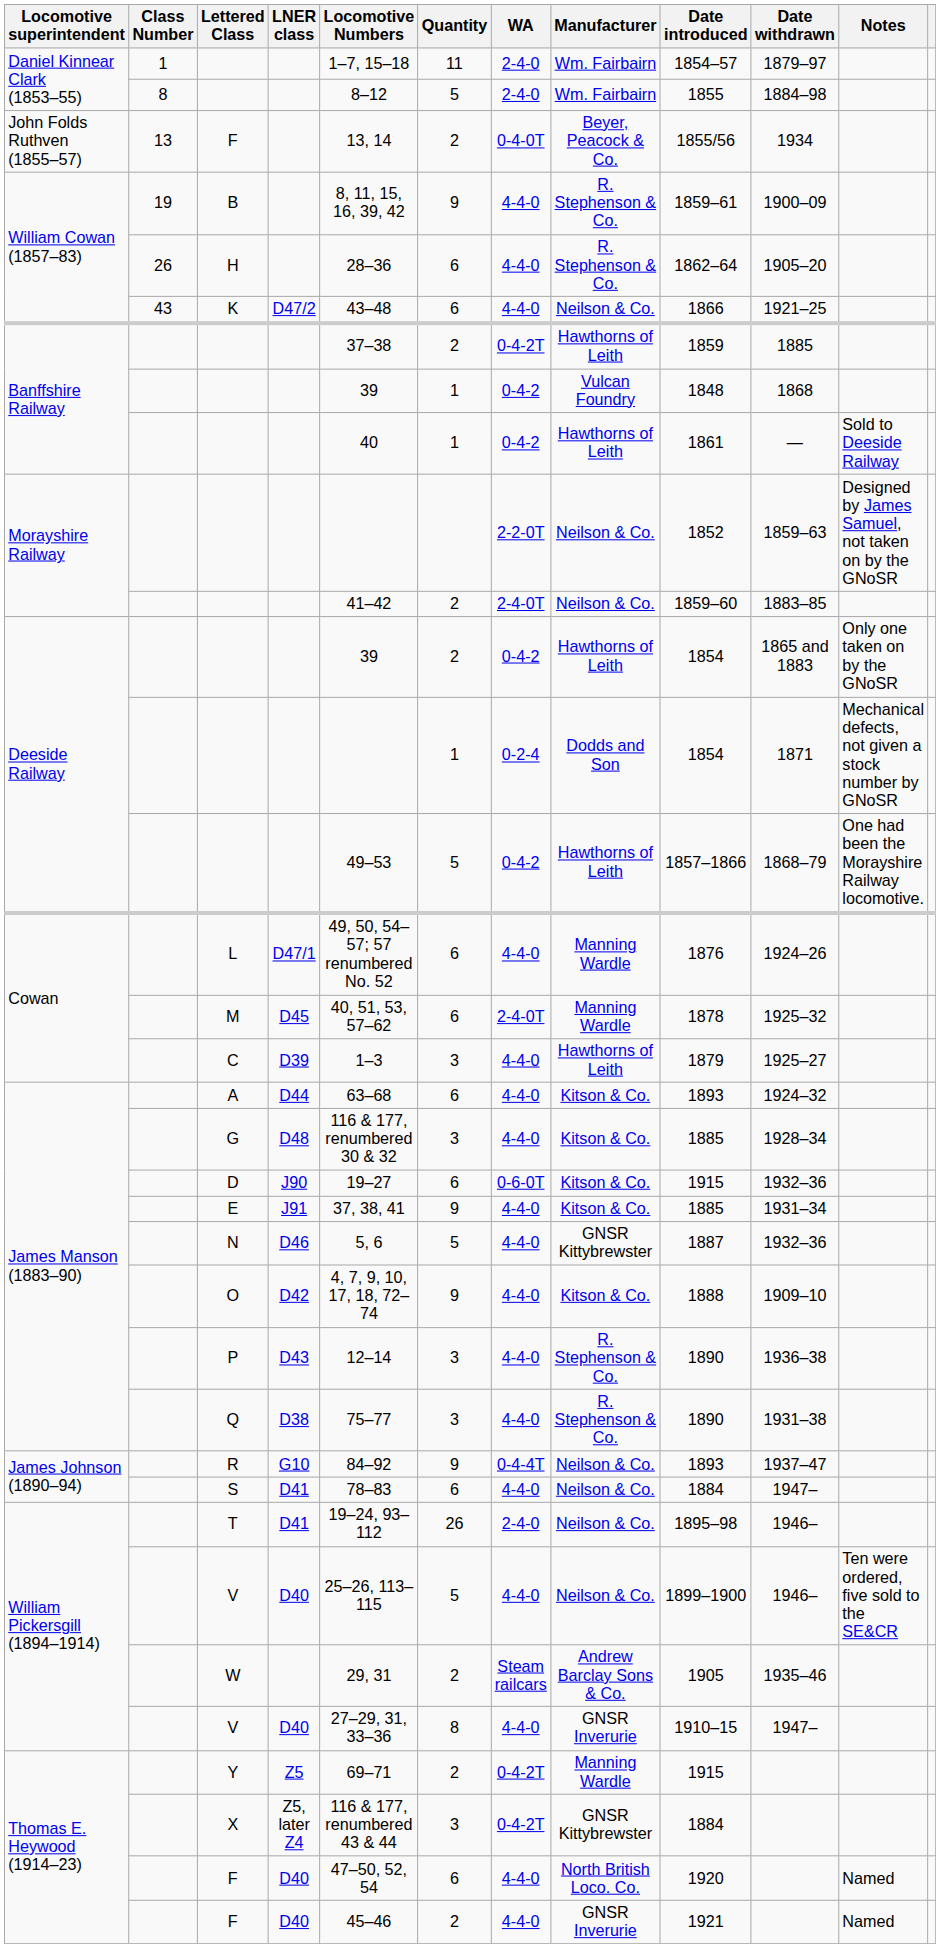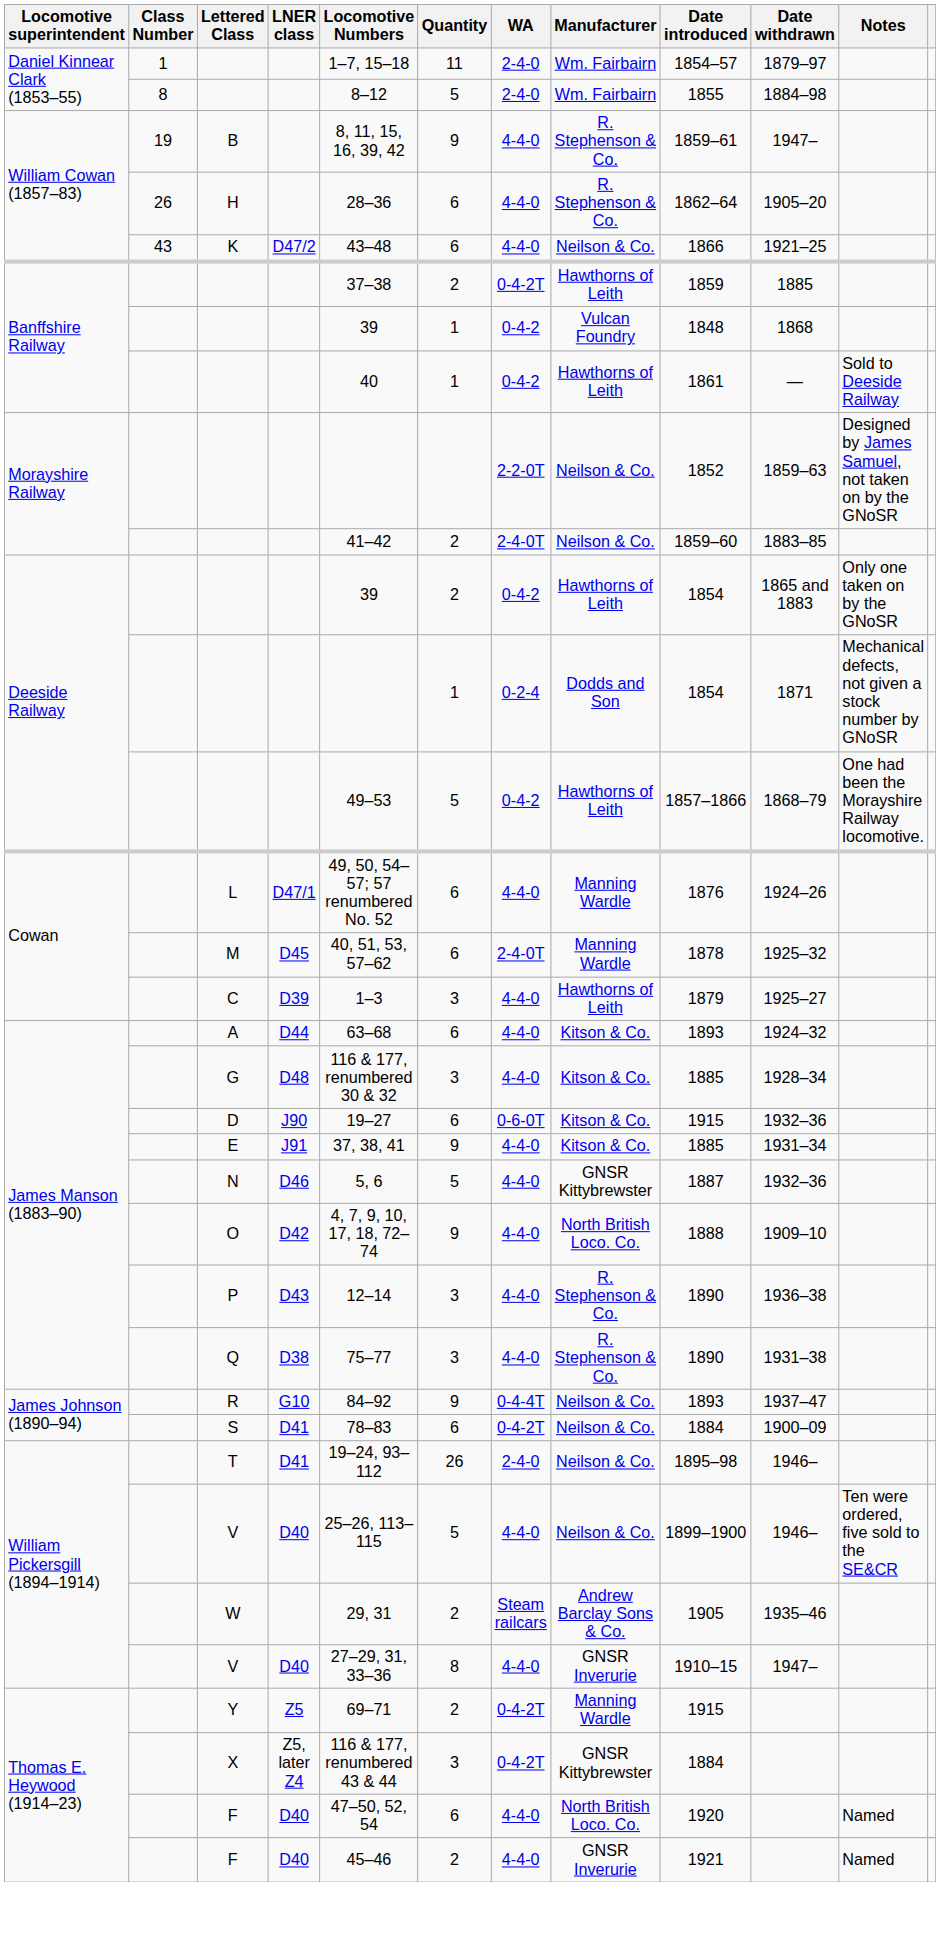- row: (48, 141)
(795, 203) 1900–09 -> (795, 141) 1947–
(605, 1296) Kitson & Co. -> (605, 1234) North British Loco. Co.
(521, 1489) 4-4-0 -> (521, 1427) 0-4-2T
(795, 1489) 1947– -> (795, 1427) 1900–09
